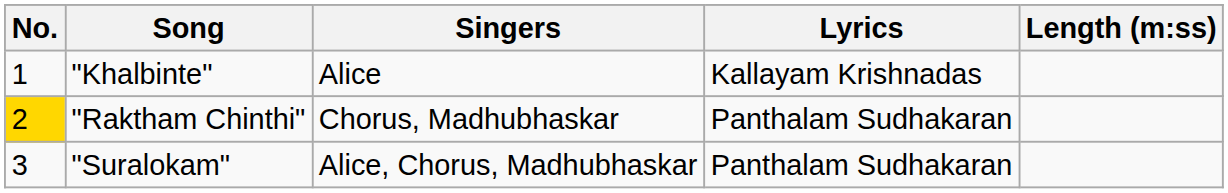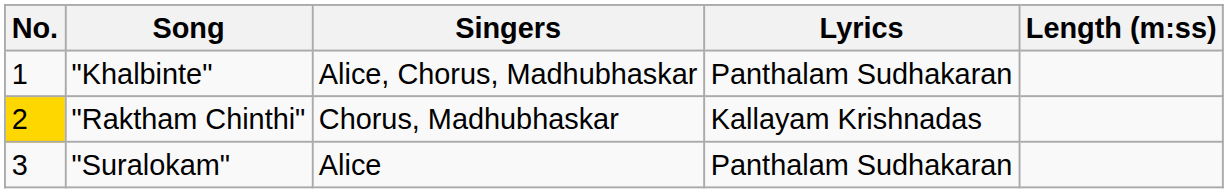(350, 74) Alice -> (508, 74) Alice, Chorus, Madhubhaskar
(846, 74) Kallayam Krishnadas -> (862, 74) Panthalam Sudhakaran
(862, 119) Panthalam Sudhakaran -> (846, 119) Kallayam Krishnadas
(508, 165) Alice, Chorus, Madhubhaskar -> (350, 165) Alice
